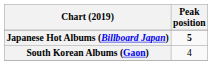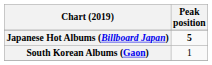(189, 53) 4 -> (189, 53) 1
